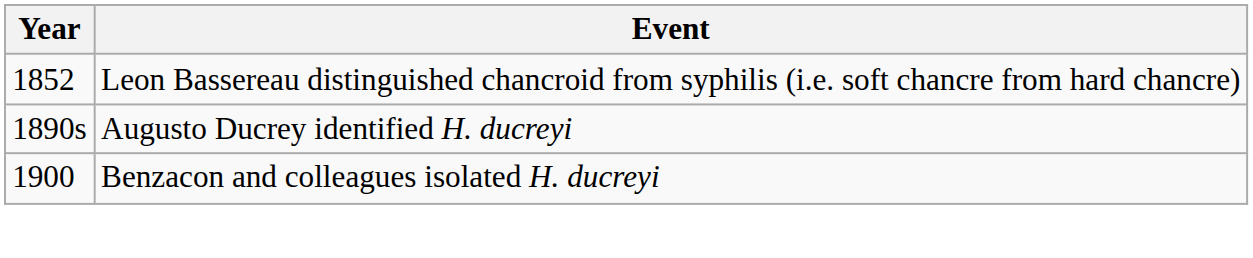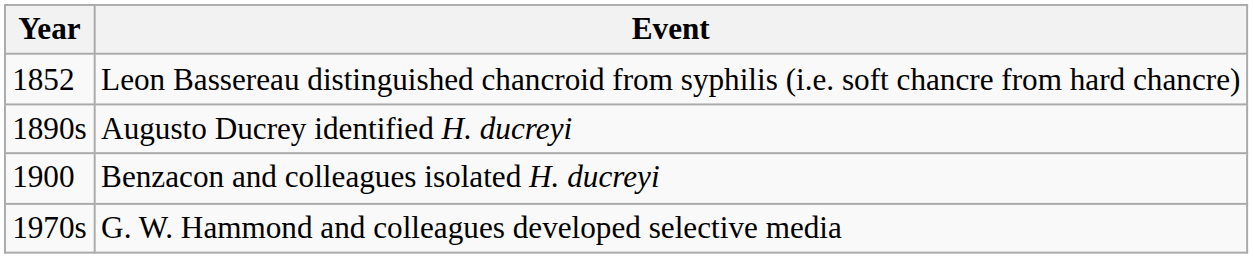+ row: (471, 227)
